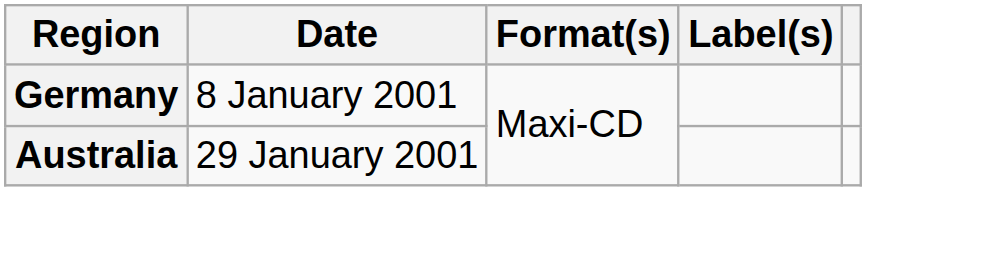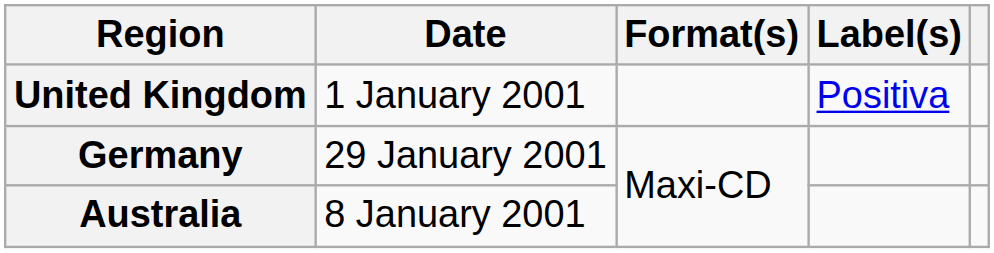+ row: (160, 94)
(327, 94) 8 January 2001 -> (465, 154) 29 January 2001
(337, 154) 29 January 2001 -> (455, 214) 8 January 2001
